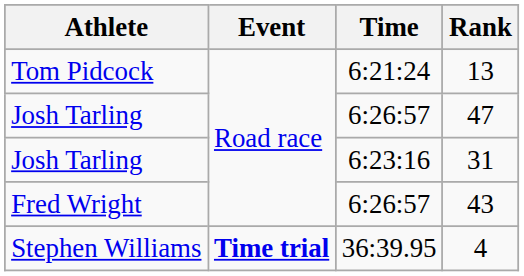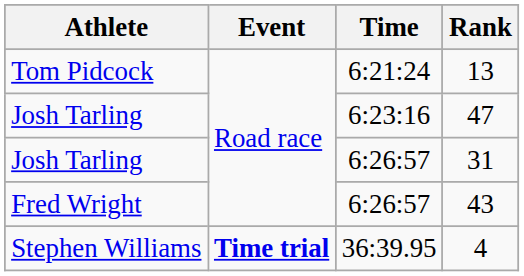(389, 115) 6:26:57 -> (389, 115) 6:23:16
(389, 159) 6:23:16 -> (389, 159) 6:26:57
